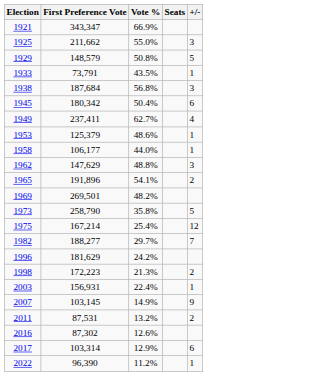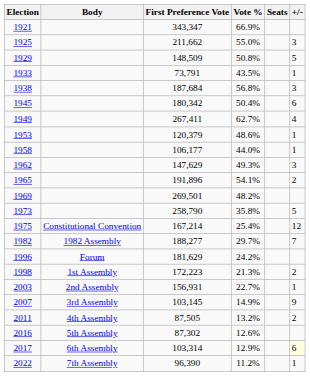+ column: (92, 12)
(85, 58) 148,579 -> (187, 58) 148,509
(85, 119) 237,411 -> (187, 119) 267,411
(85, 134) 125,379 -> (187, 134) 120,379
(146, 165) 48.8% -> (248, 165) 49.3%
(146, 287) 22.4% -> (248, 287) 22.7%
(85, 318) 87,531 -> (187, 318) 87,505
(192, 348) no background -> (294, 348) lightyellow background
